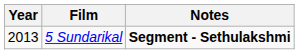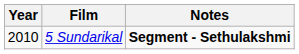(23, 37) 2013 -> (23, 37) 2010
